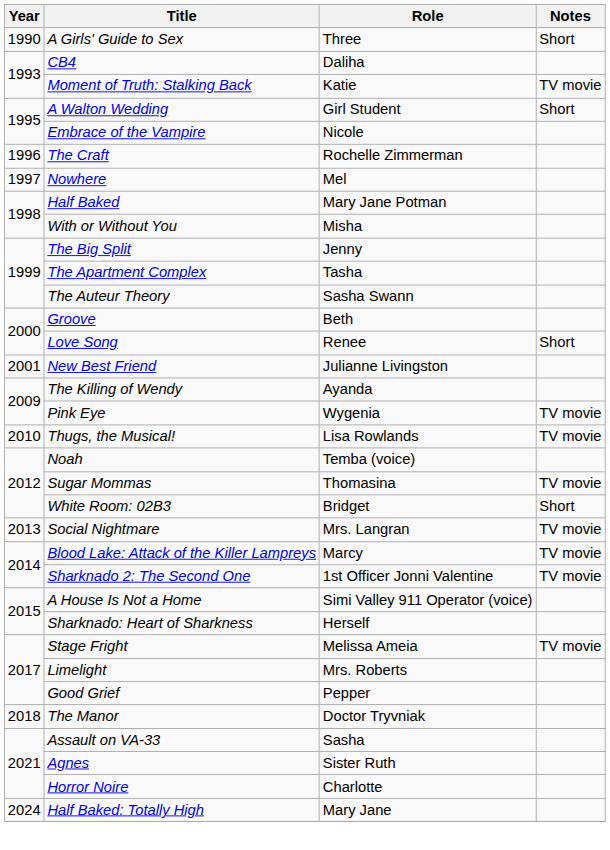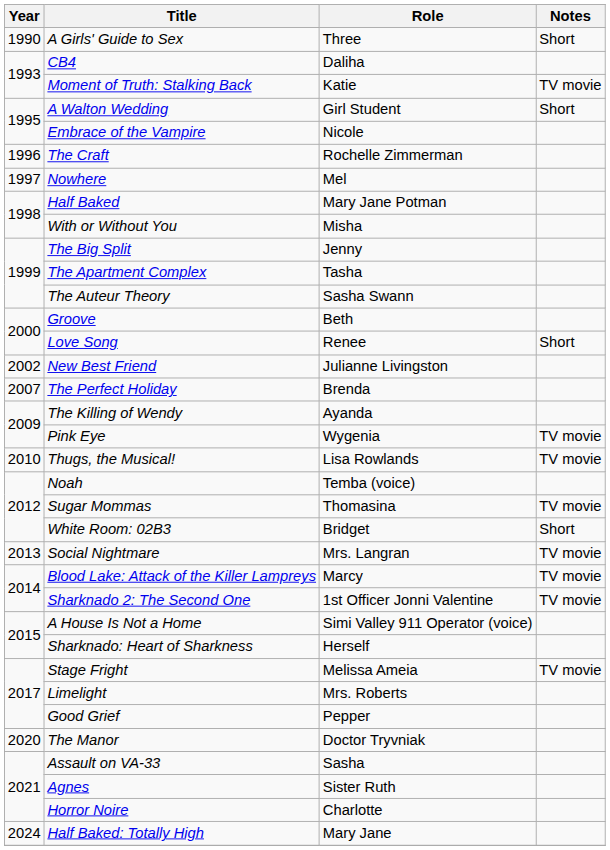(24, 366) 2001 -> (24, 366) 2002
+ row: (112, 389)
(24, 716) 2018 -> (24, 739) 2020
